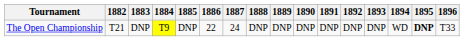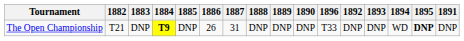columns swapped: (329, 12) <-> (448, 12)
(164, 28) normal -> (164, 28) bold
(211, 28) 22 -> (211, 28) 26
(235, 28) 24 -> (235, 28) 31
